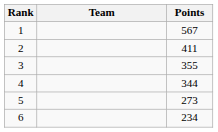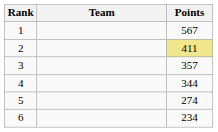(190, 48) no background -> (190, 48) khaki background
(190, 65) 355 -> (190, 65) 357
(190, 100) 273 -> (190, 100) 274
